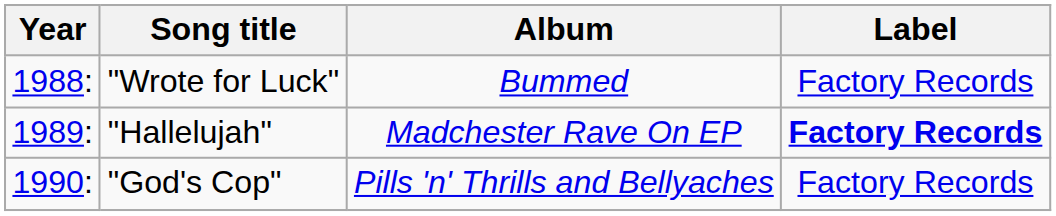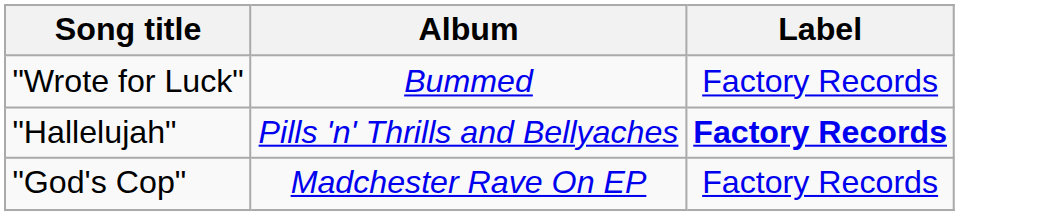- column: (53, 30)
(564, 132) Madchester Rave On EP -> (469, 132) Pills 'n' Thrills and Bellyaches
(564, 183) Pills 'n' Thrills and Bellyaches -> (468, 183) Madchester Rave On EP
